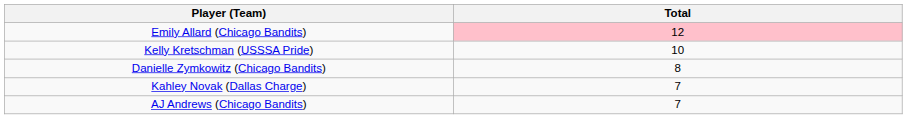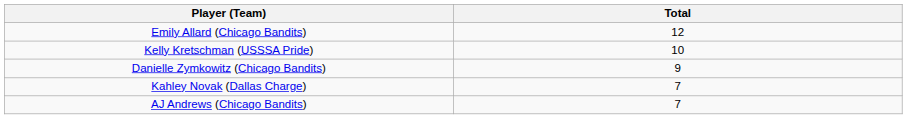(678, 31) pink background -> (678, 31) no background
(678, 68) 8 -> (678, 68) 9
